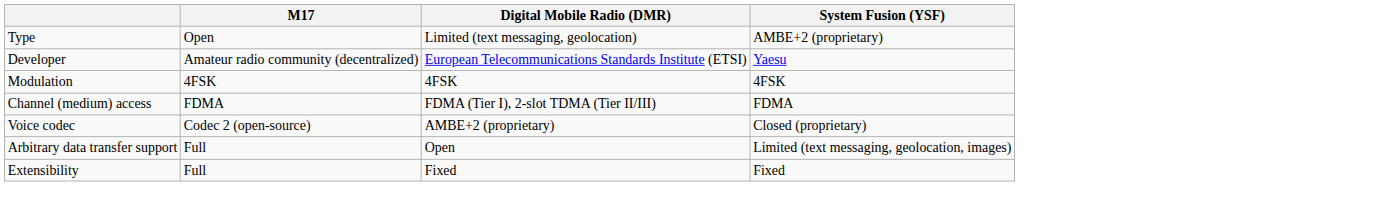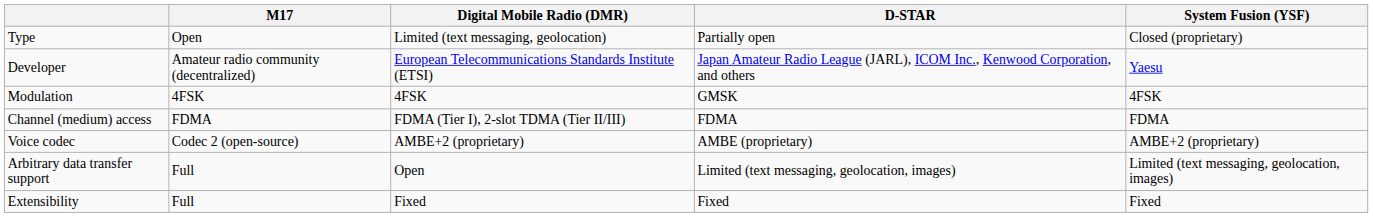+ column: (910, 15)
(818, 37) AMBE+2 (proprietary) -> (1186, 37) Closed (proprietary)
(810, 125) Closed (proprietary) -> (1194, 141) AMBE+2 (proprietary)
